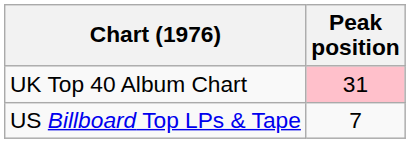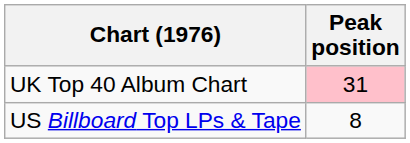(356, 120) 7 -> (356, 120) 8
